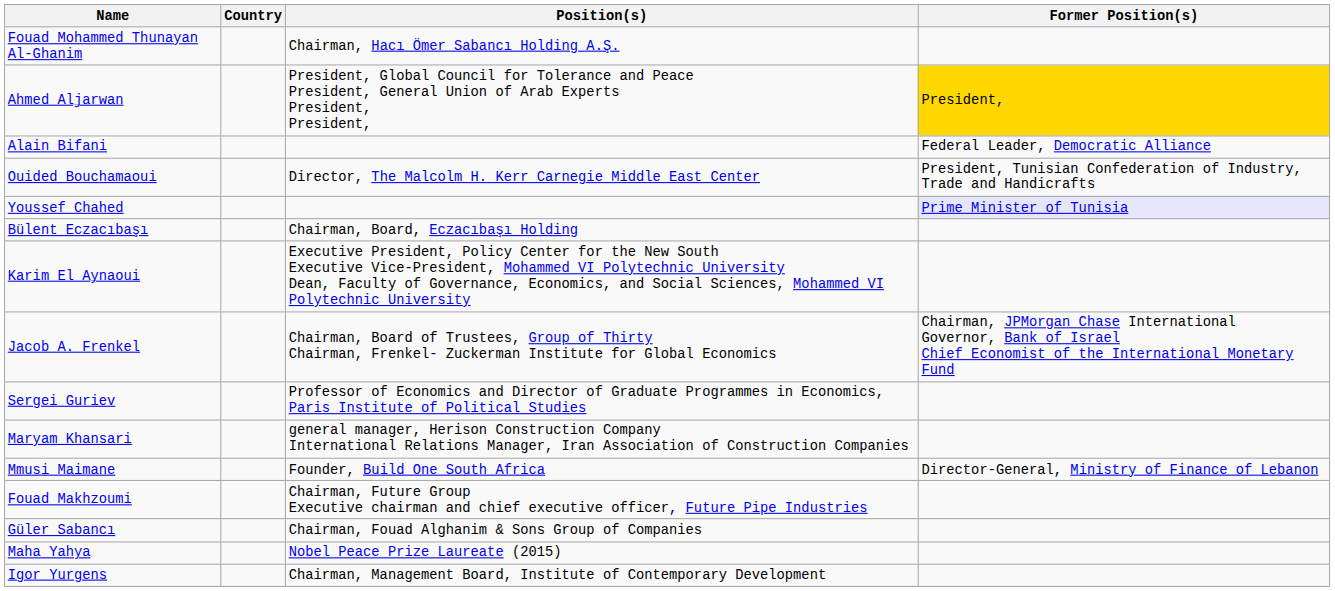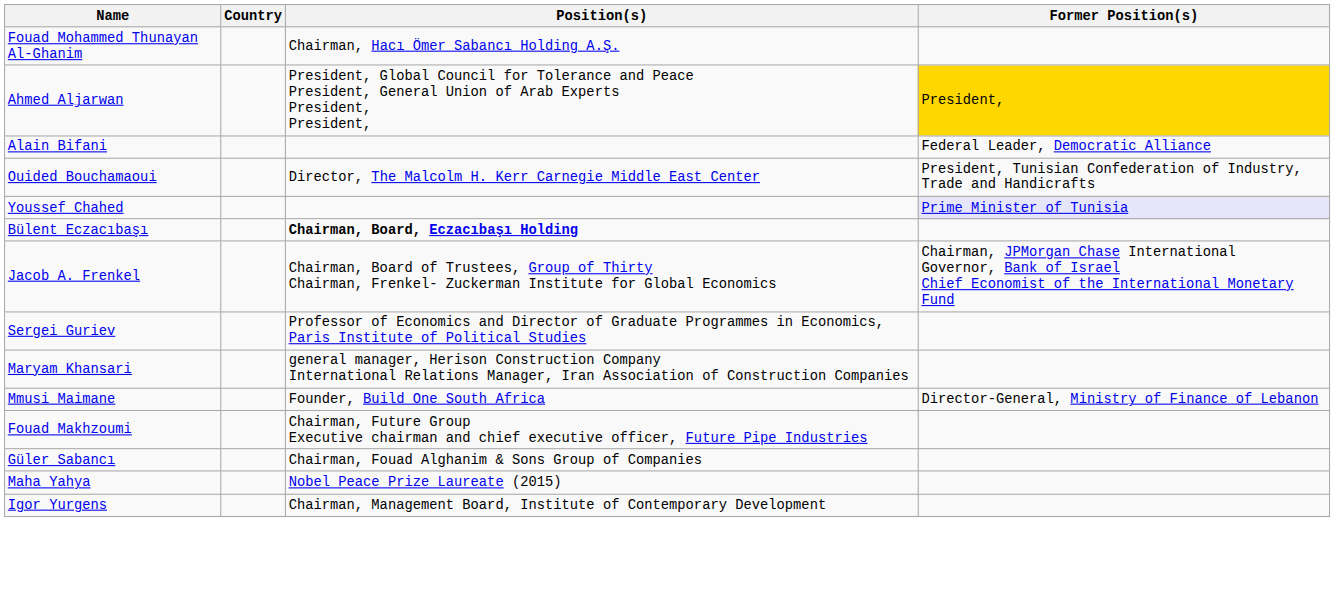(433, 230) normal -> (433, 230) bold
- row: (74, 276)
